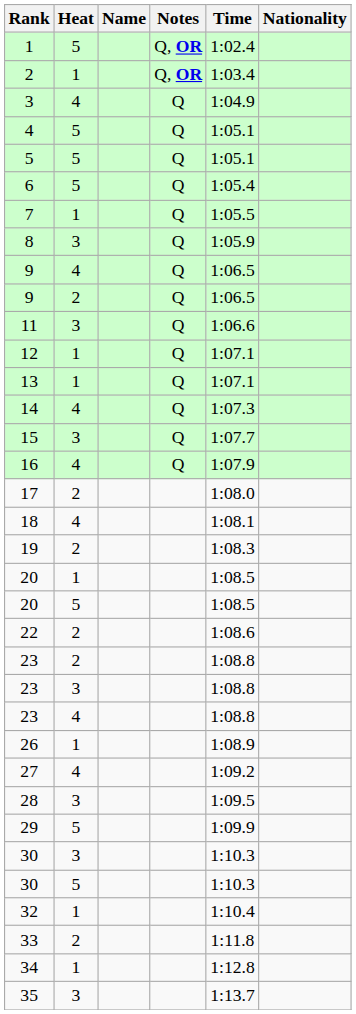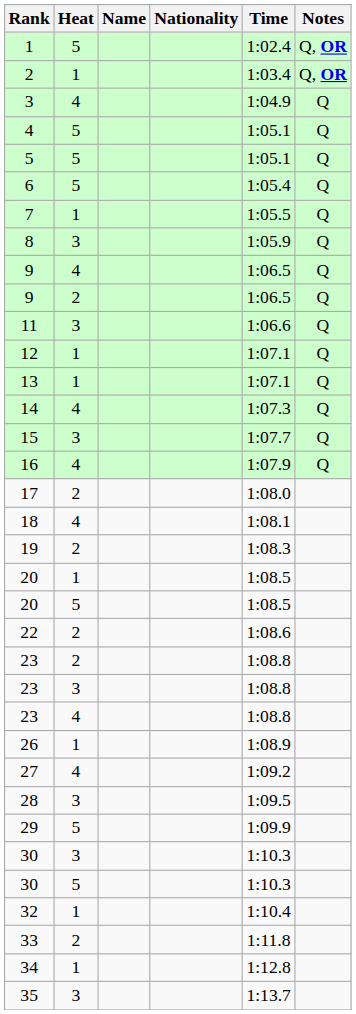columns swapped: (305, 18) <-> (178, 18)
